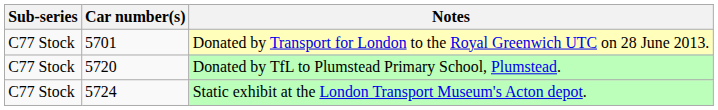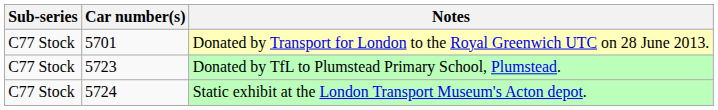(101, 67) 5720 -> (101, 67) 5723
